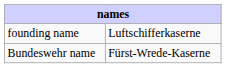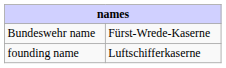rows swapped: (43, 33) <-> (51, 53)
